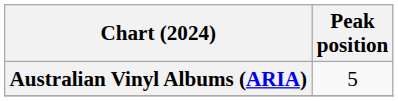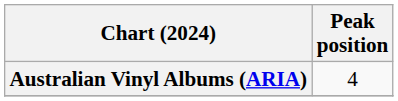(353, 78) 5 -> (353, 78) 4
